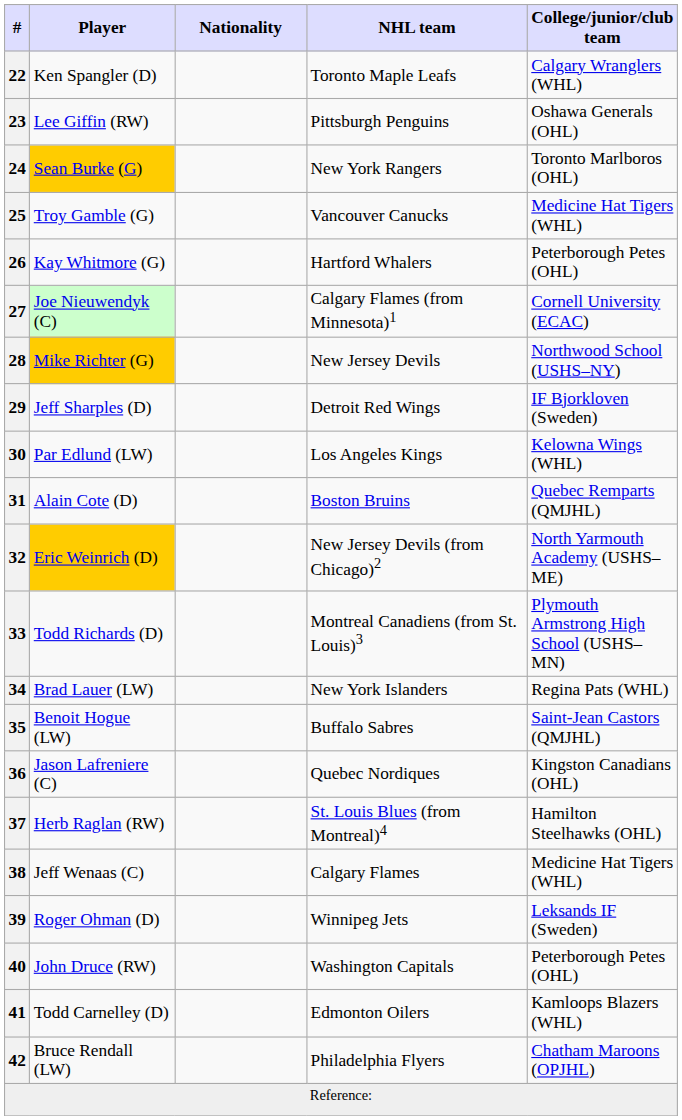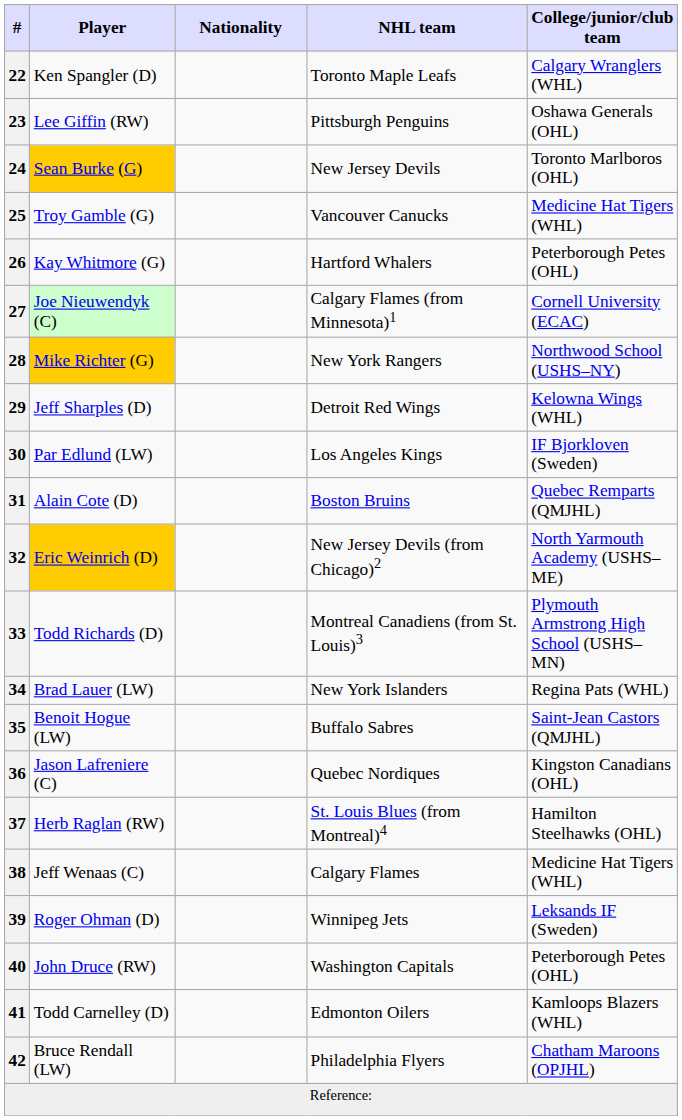(376, 168) New York Rangers -> (375, 168) New Jersey Devils
(375, 360) New Jersey Devils -> (376, 360) New York Rangers
(580, 407) IF Bjorkloven (Sweden) -> (587, 407) Kelowna Wings (WHL)
(587, 454) Kelowna Wings (WHL) -> (580, 454) IF Bjorkloven (Sweden)
